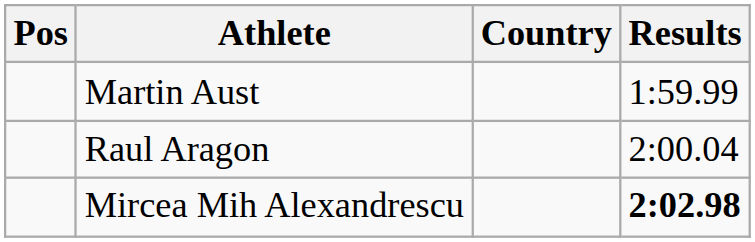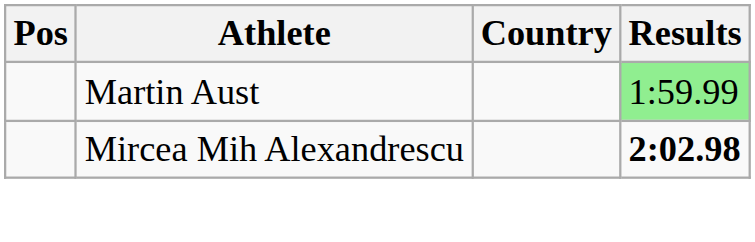(684, 90) no background -> (684, 90) lightgreen background
- row: (177, 148)
